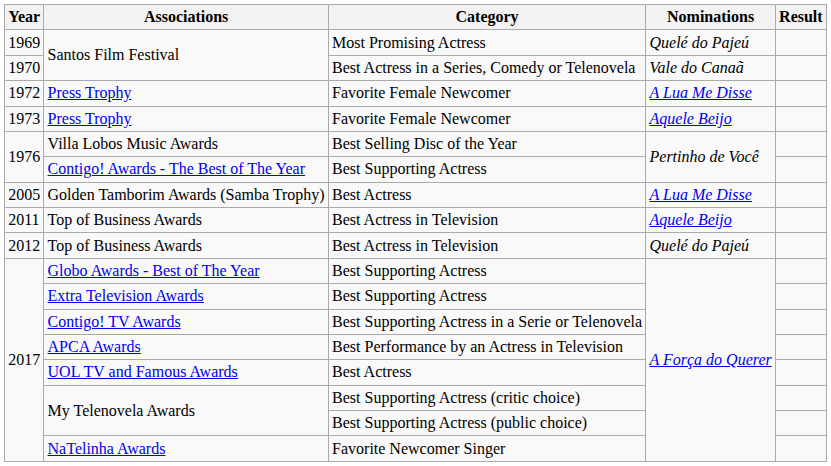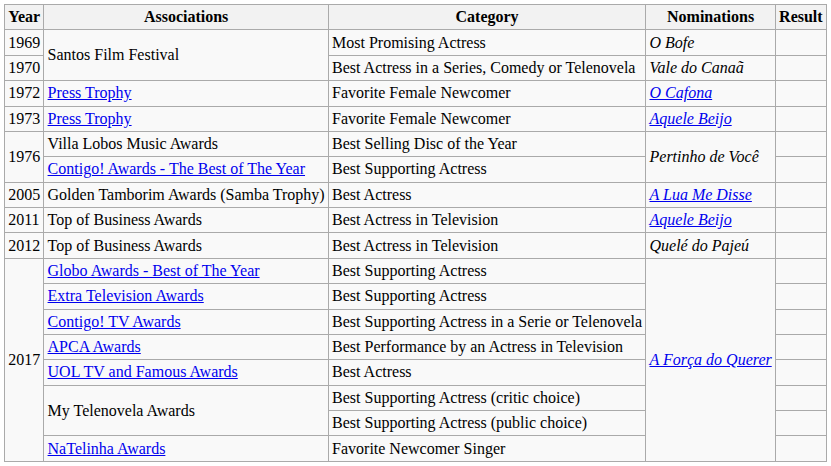(699, 42) Quelé do Pajeú -> (672, 42) O Bofe
(701, 93) A Lua Me Disse -> (681, 93) O Cafona
